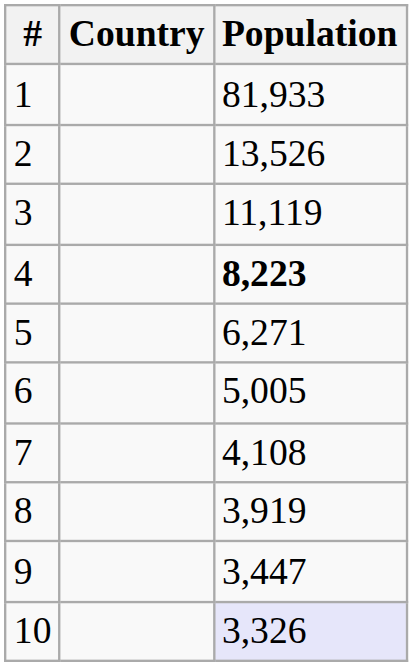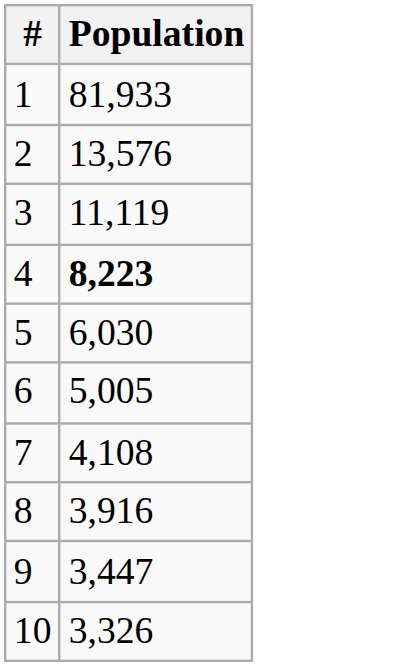- column: (137, 34)
(274, 153) 13,526 -> (120, 153) 13,576
(264, 332) 6,271 -> (111, 332) 6,030
(264, 511) 3,919 -> (111, 511) 3,916
(264, 630) lavender background -> (111, 630) no background
